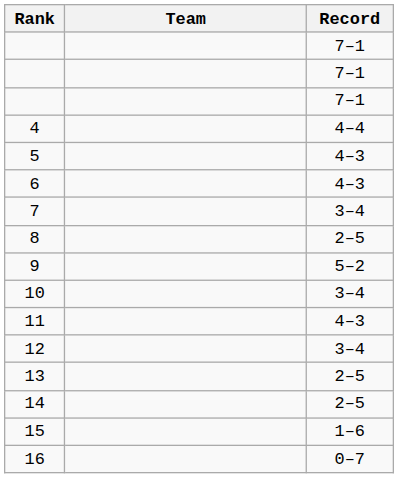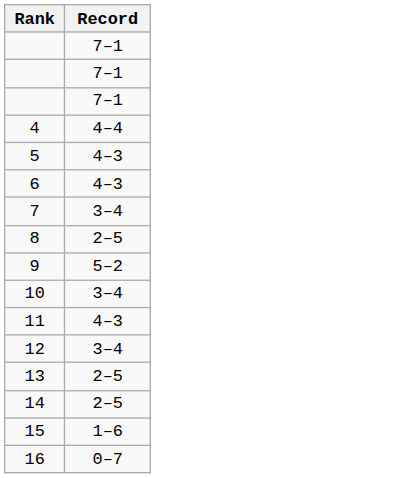- column: (186, 18)
